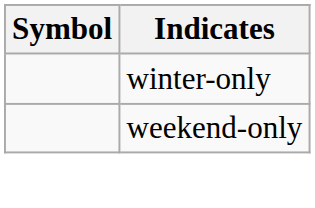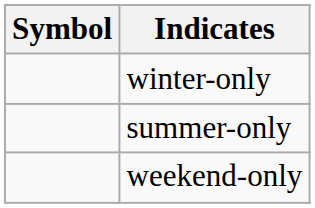+ row: (209, 127)
